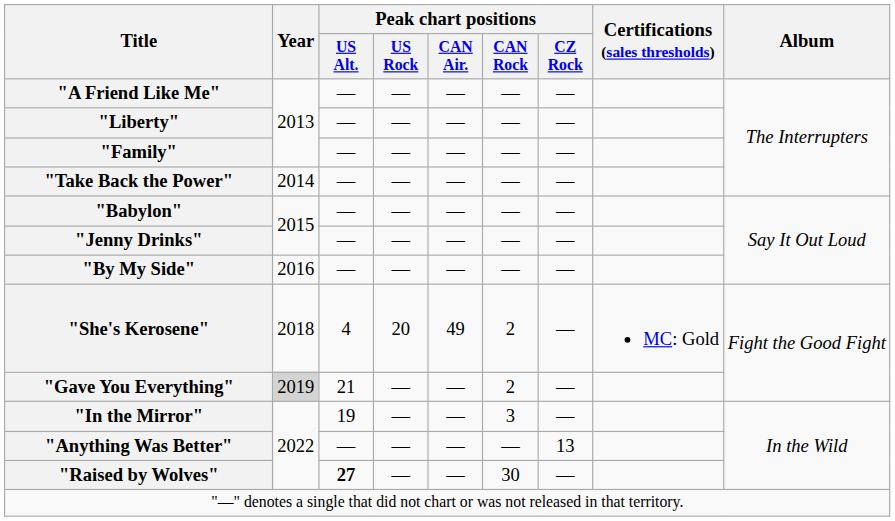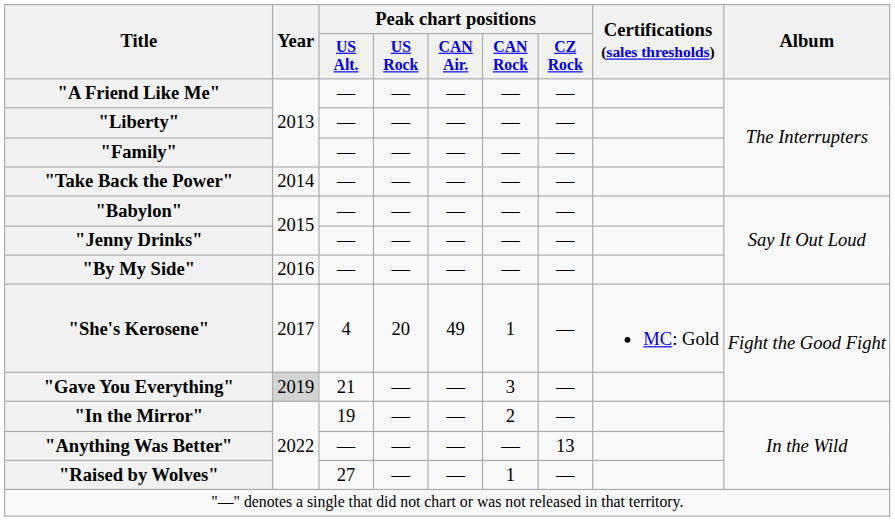(296, 328) 2018 -> (296, 328) 2017
(510, 328) 2 -> (510, 328) 1
(510, 386) 2 -> (510, 386) 3
(510, 416) 3 -> (510, 416) 2
(346, 475) bold -> (346, 475) normal
(510, 475) 30 -> (510, 475) 1
